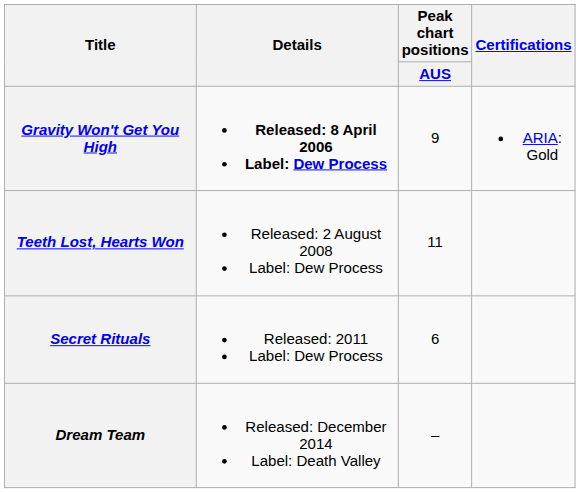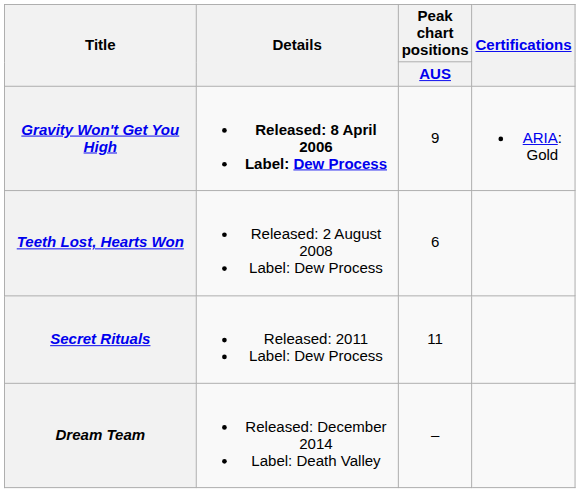(435, 243) 11 -> (435, 243) 6
(435, 339) 6 -> (435, 339) 11
